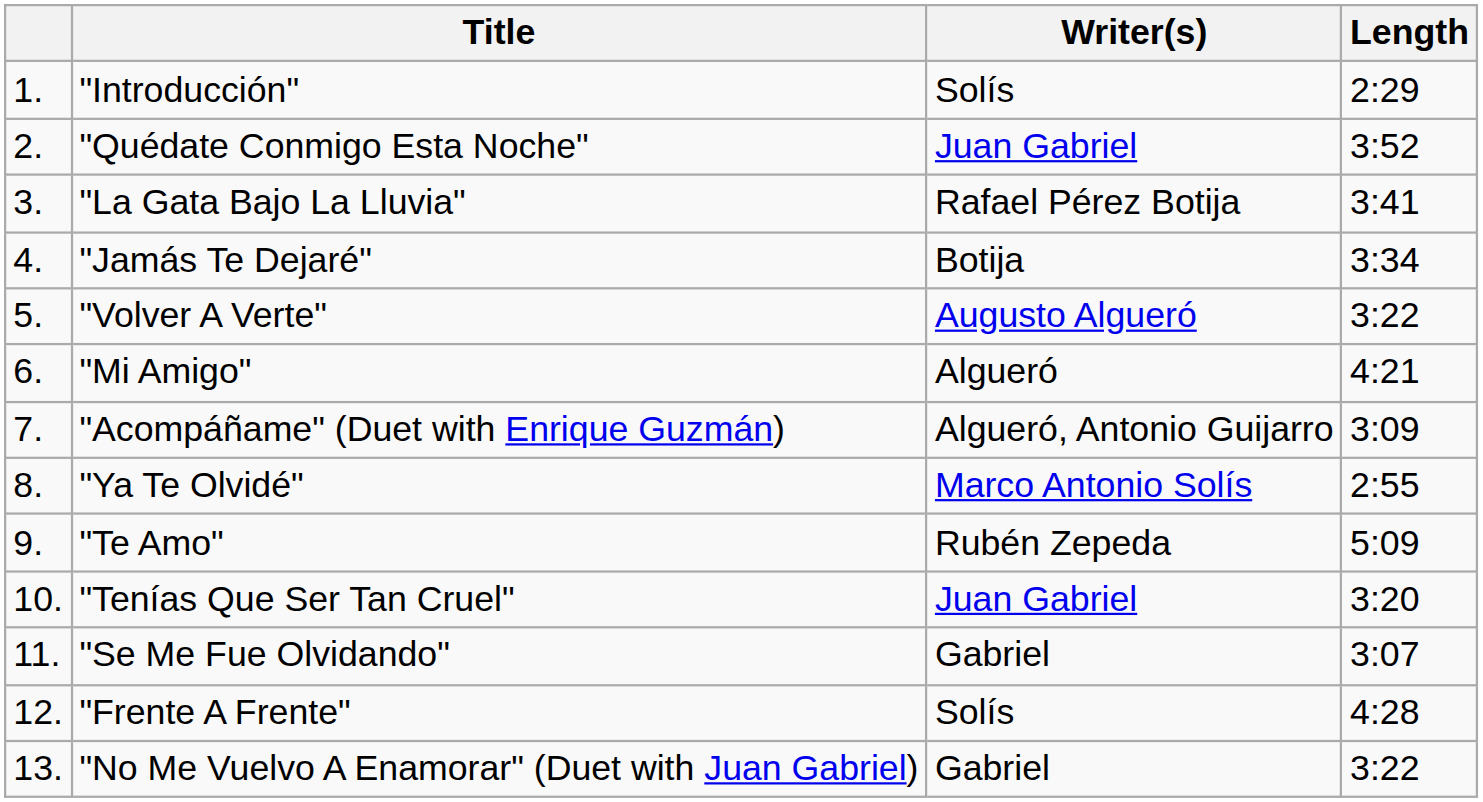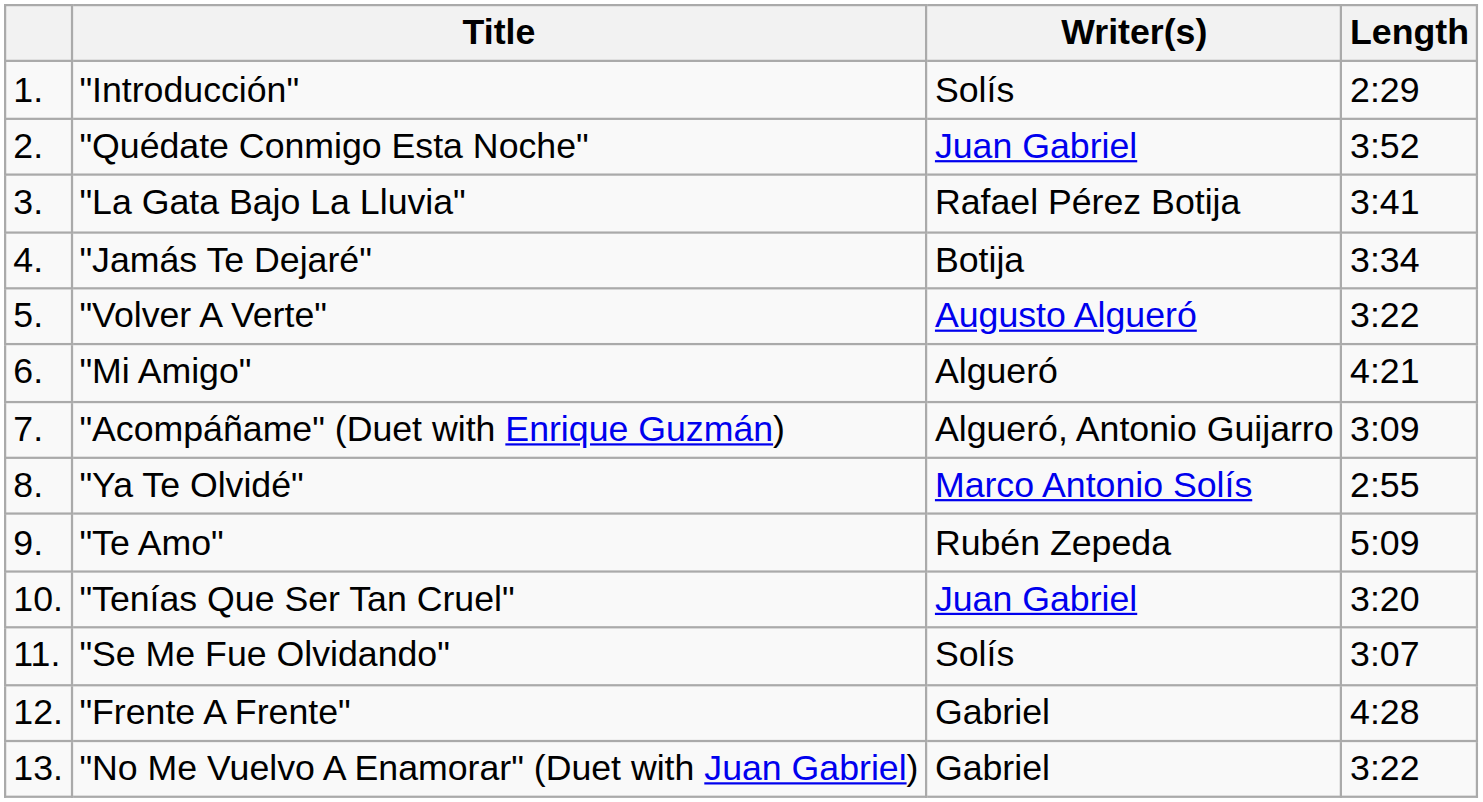(992, 655) Gabriel -> (975, 655) Solís
(975, 711) Solís -> (992, 711) Gabriel
